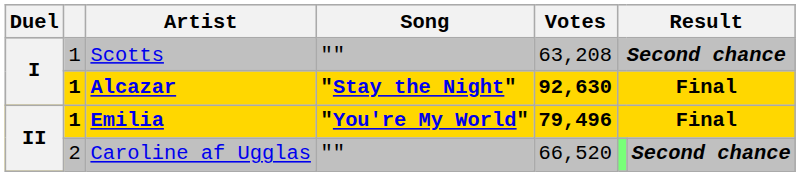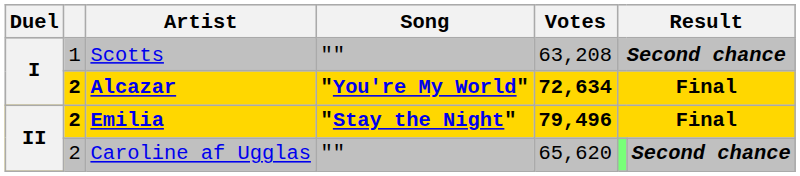(75, 88) 1 -> (75, 88) 2
(419, 88) "Stay the Night" -> (425, 88) "You're My World"
(575, 88) 92,630 -> (575, 88) 72,634
(75, 121) 1 -> (75, 121) 2
(425, 121) "You're My World" -> (419, 121) "Stay the Night"
(575, 154) 66,520 -> (575, 154) 65,620
